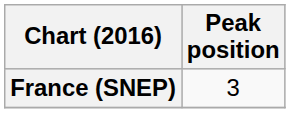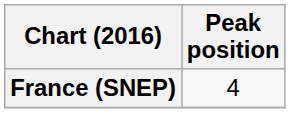(233, 88) 3 -> (233, 88) 4
